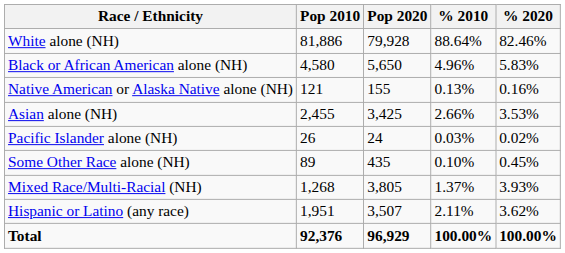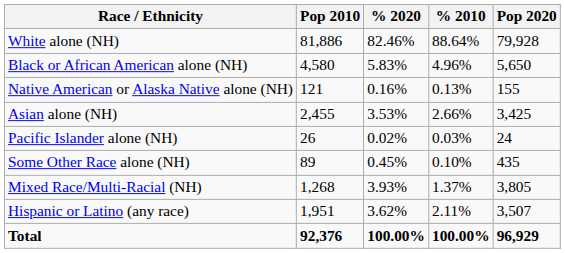columns swapped: (397, 16) <-> (528, 16)
